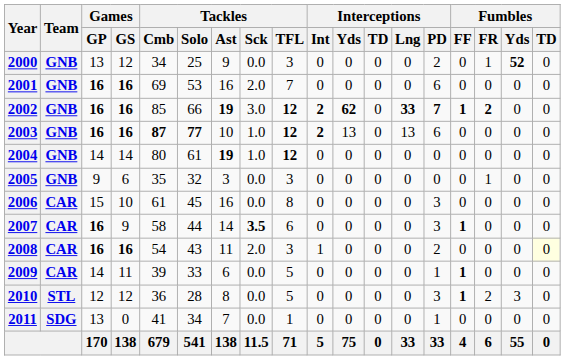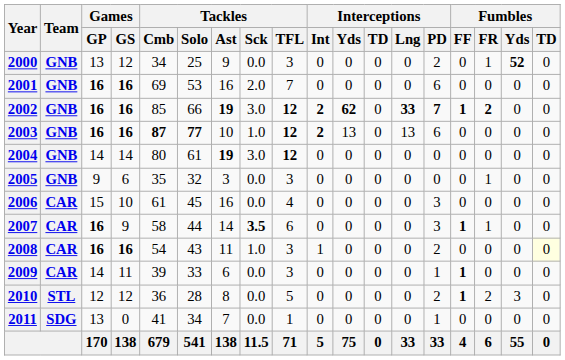(256, 156) 1.0 -> (256, 156) 3.0
(290, 202) 8 -> (290, 202) 4
(488, 226) 0 -> (488, 226) 1
(256, 249) 2.0 -> (256, 249) 1.0
(290, 272) 5 -> (290, 272) 3
(437, 296) 3 -> (437, 296) 2
